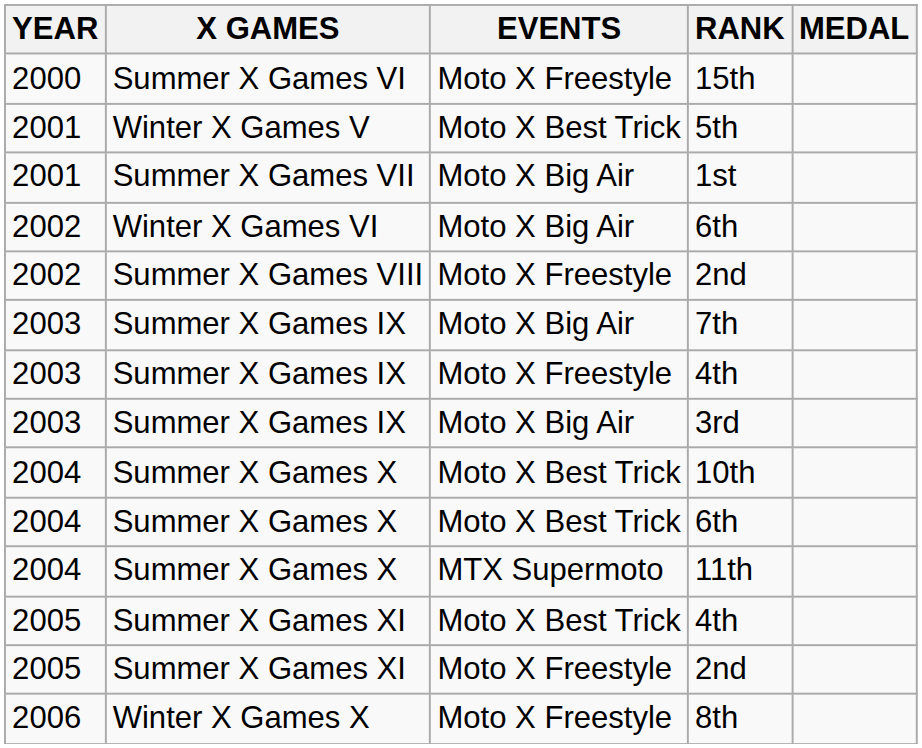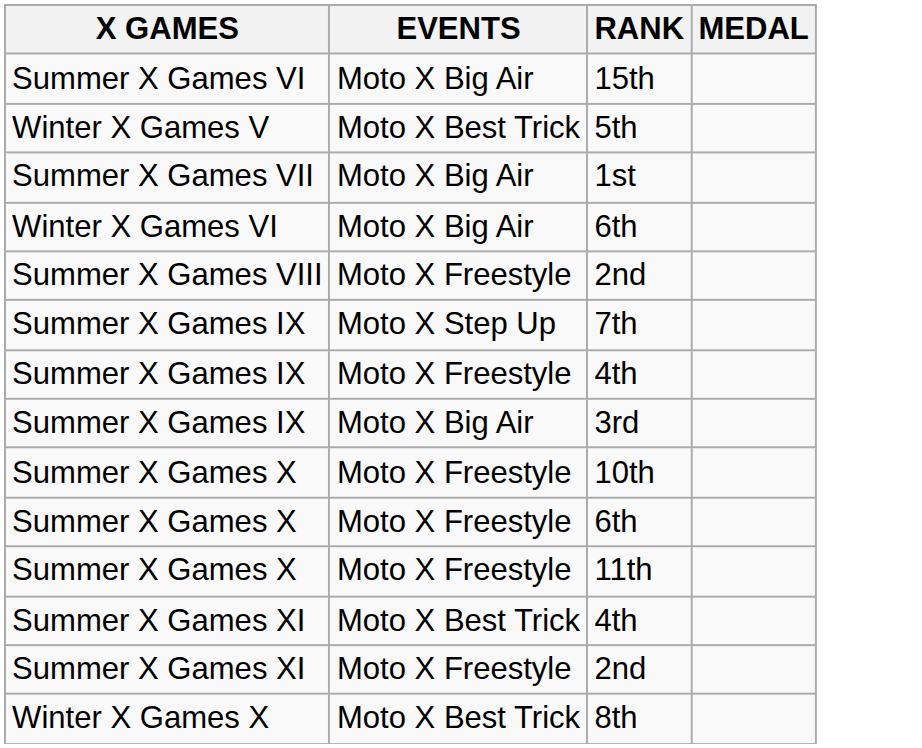- column: (55, 29)
(555, 78) Moto X Freestyle -> (435, 78) Moto X Big Air
(536, 324) Moto X Big Air -> (446, 324) Moto X Step Up
(559, 472) Moto X Best Trick -> (454, 472) Moto X Freestyle
(559, 521) Moto X Best Trick -> (454, 521) Moto X Freestyle
(550, 570) MTX Supermoto -> (454, 570) Moto X Freestyle
(555, 718) Moto X Freestyle -> (459, 718) Moto X Best Trick
